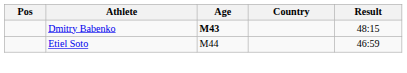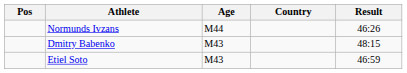+ row: (83, 28)
(209, 28) bold -> (214, 44) normal
(209, 44) M44 -> (214, 60) M43
